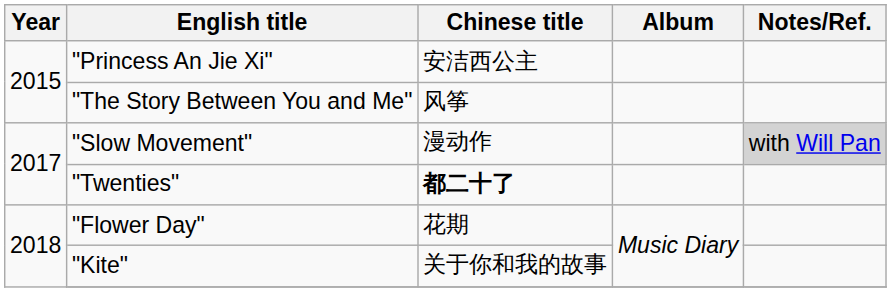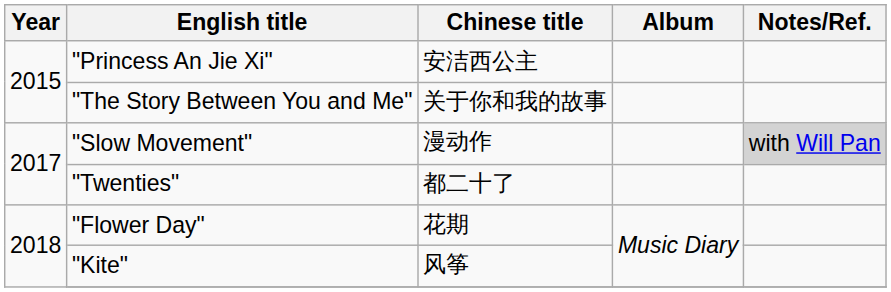(446, 101) 风筝 -> (515, 101) 关于你和我的故事
(469, 183) bold -> (469, 183) normal
(515, 265) 关于你和我的故事 -> (446, 265) 风筝
